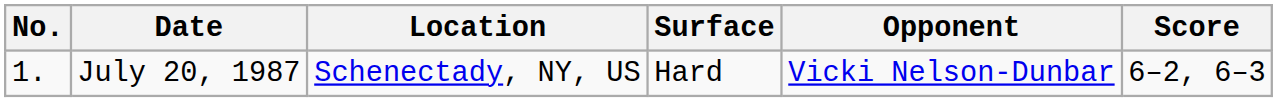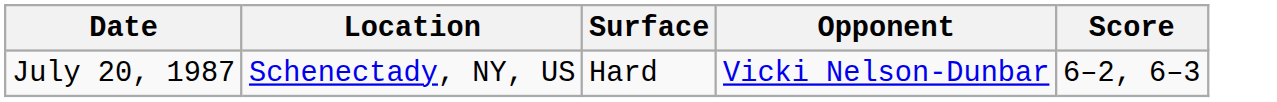- column: (38, 27)
